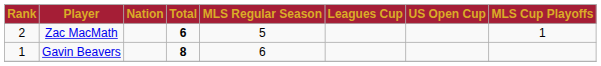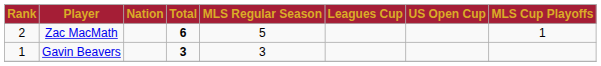(183, 52) 8 -> (183, 52) 3
(262, 52) 6 -> (262, 52) 3
